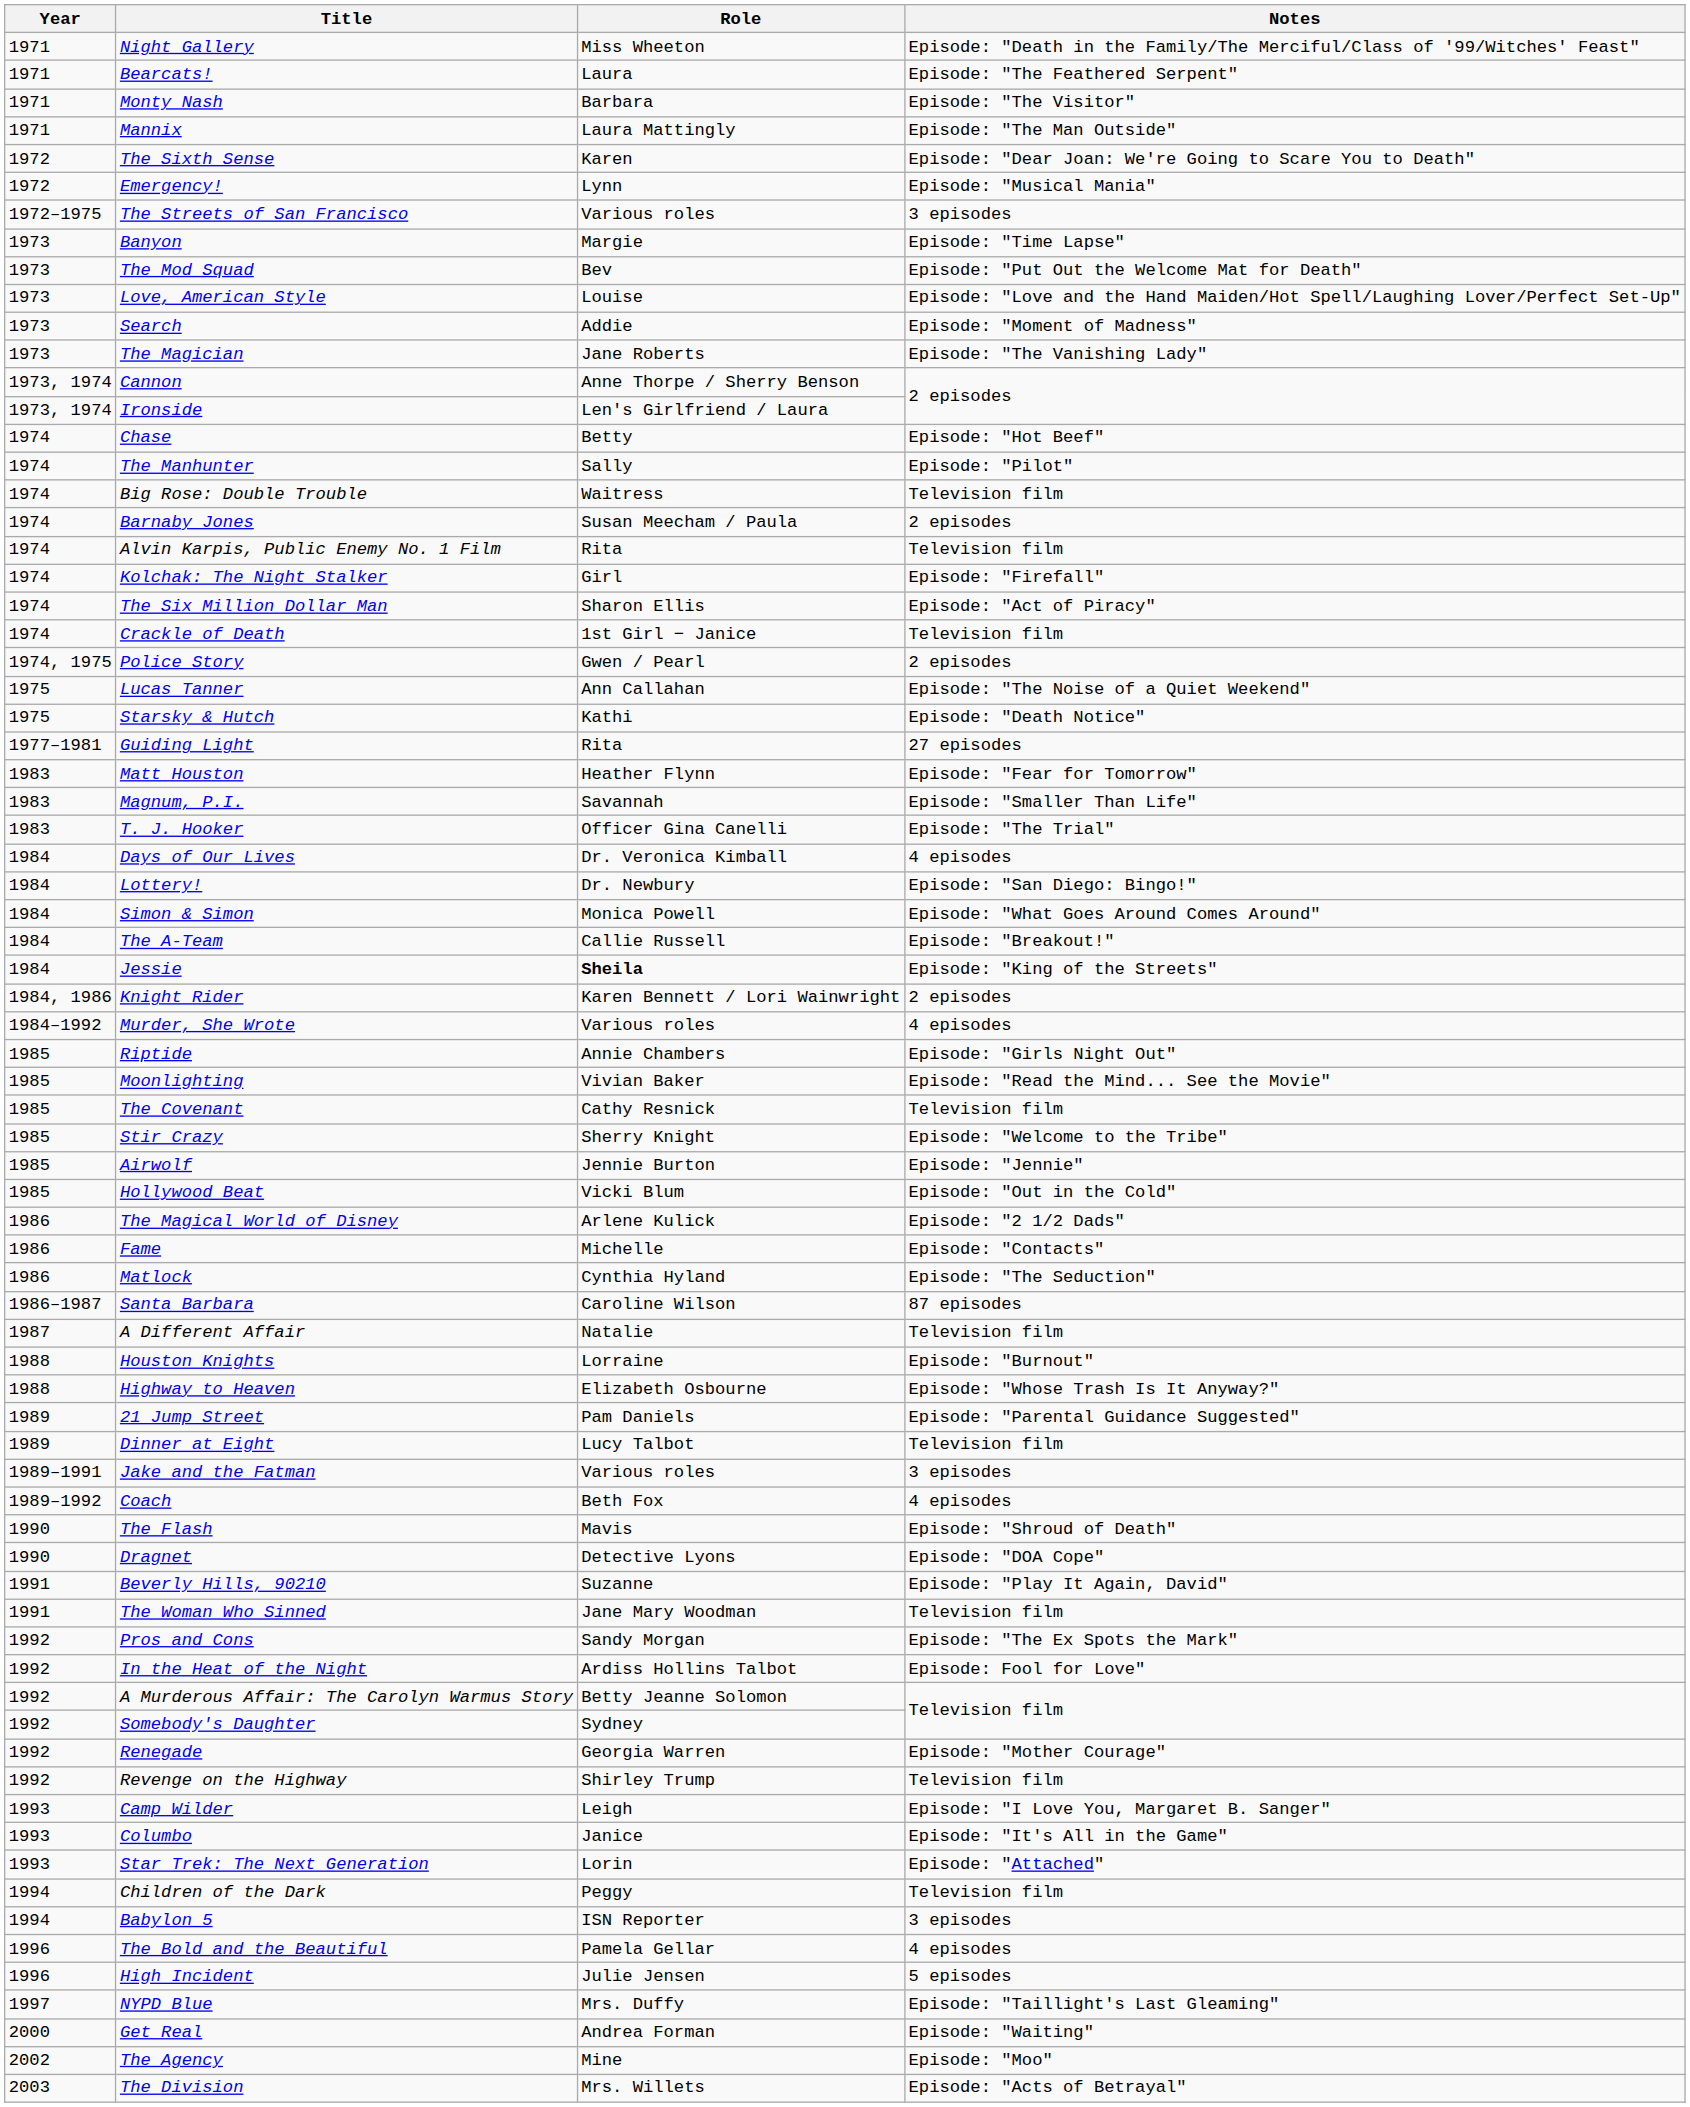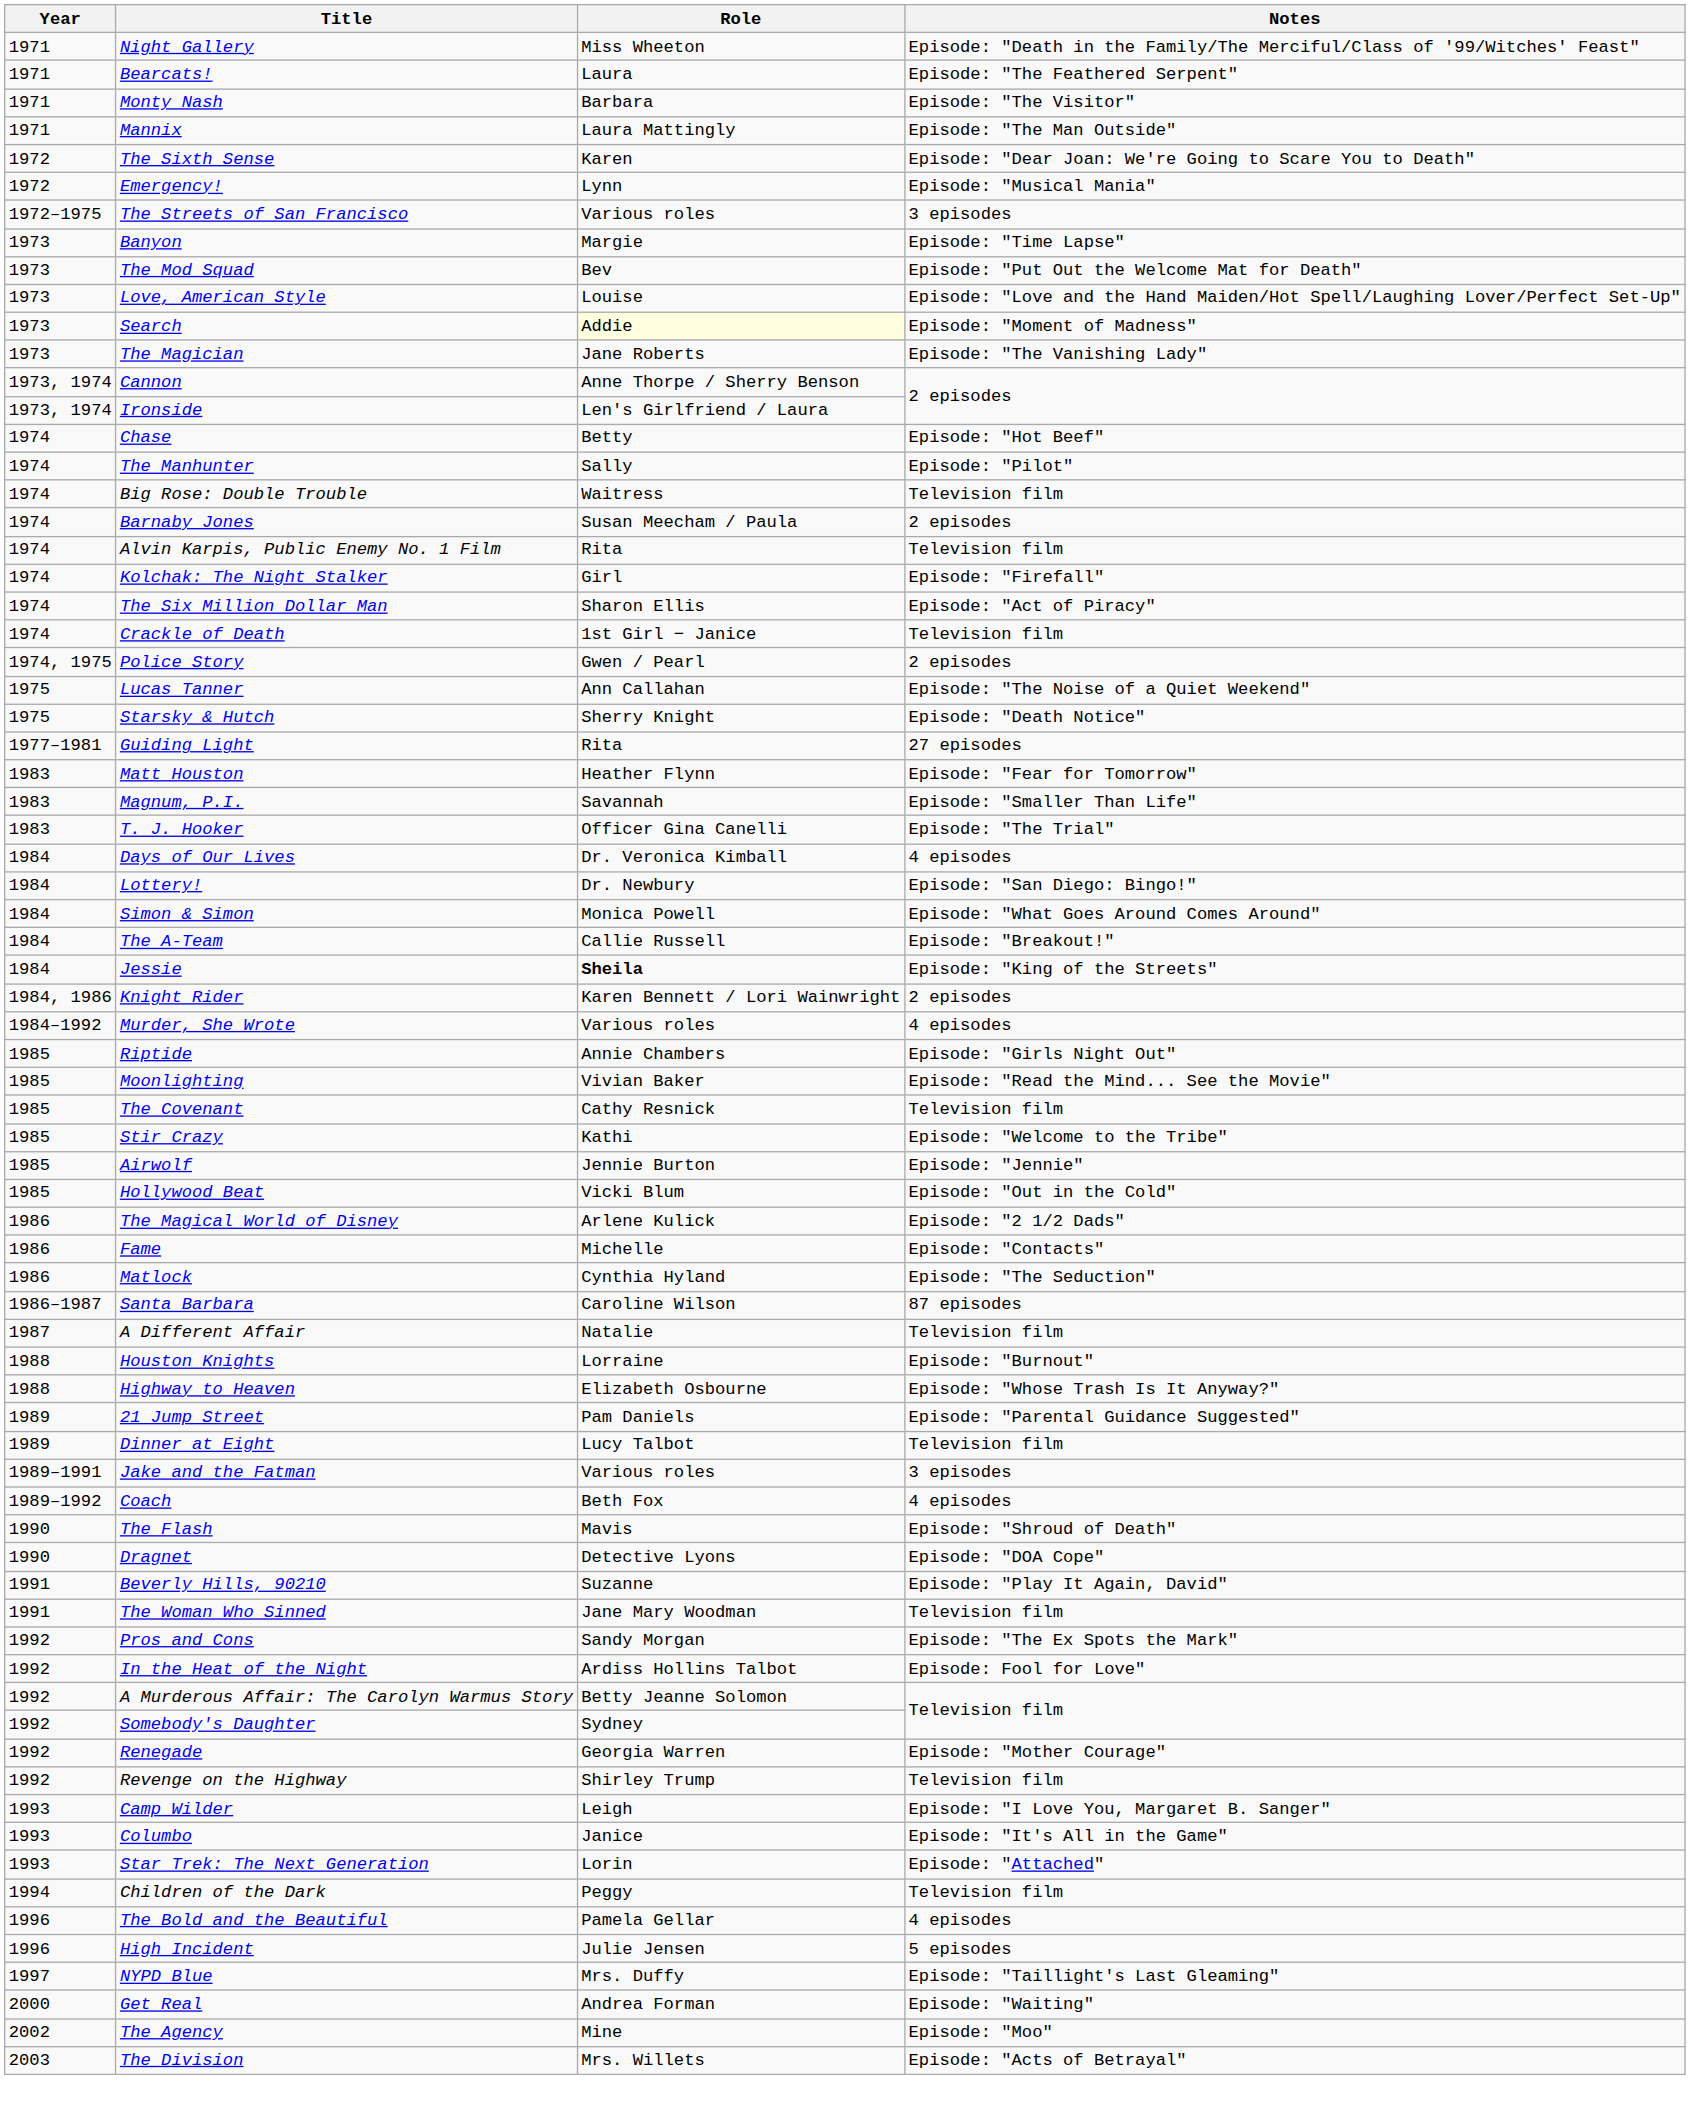(607, 326) no background -> (607, 326) lightyellow background
(607, 718) Kathi -> (648, 718) Sherry Knight
(648, 1137) Sherry Knight -> (607, 1137) Kathi
- row: (166, 1920)
